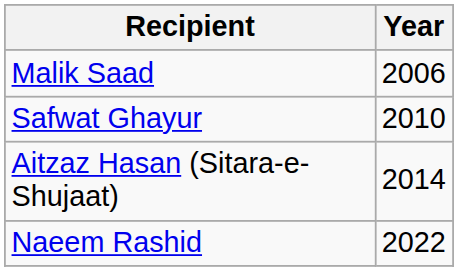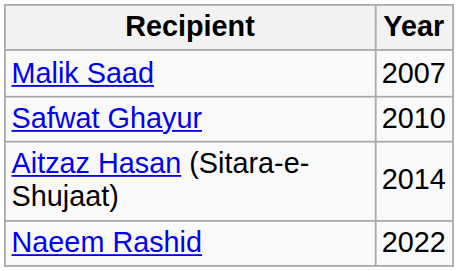(414, 73) 2006 -> (414, 73) 2007
